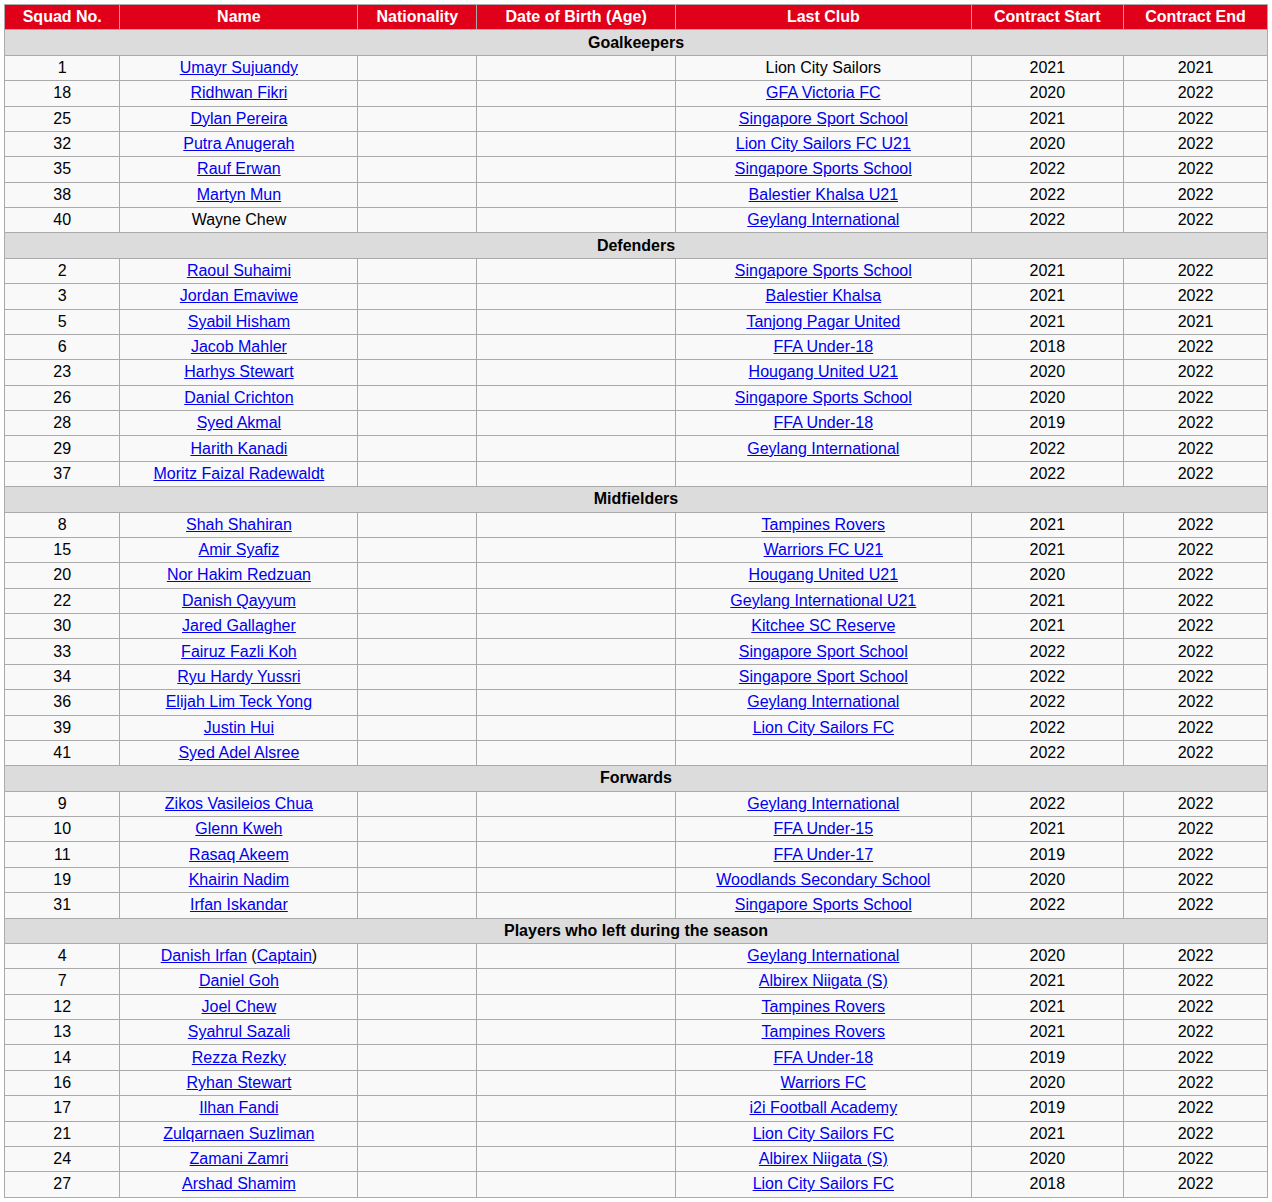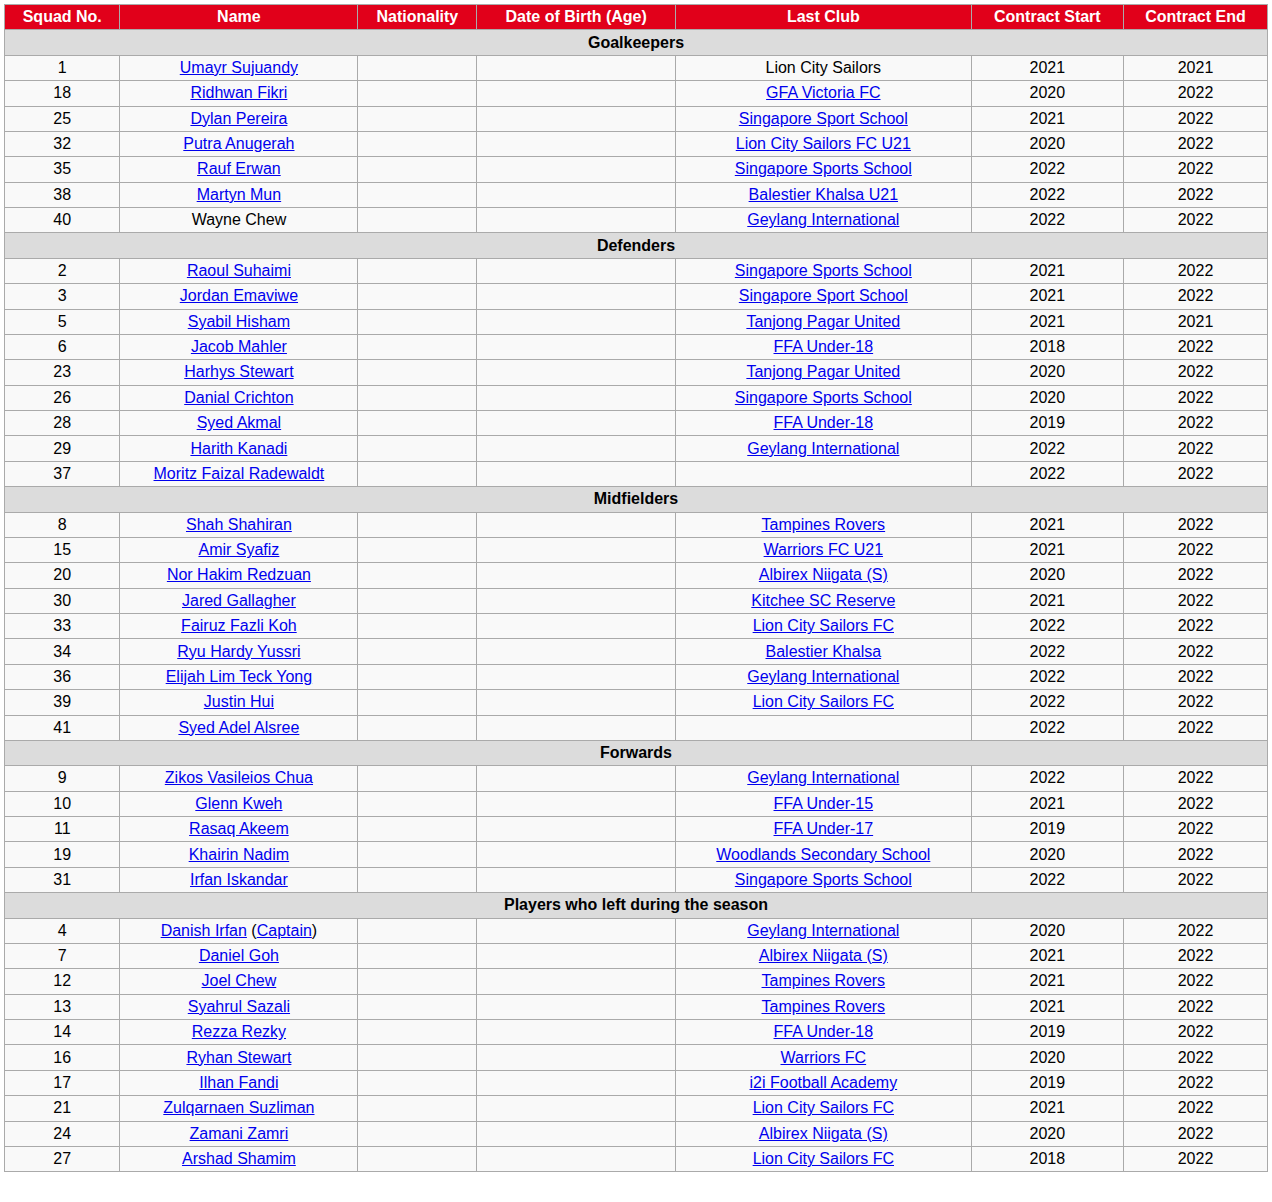(823, 296) Balestier Khalsa -> (823, 296) Singapore Sport School
(823, 372) Hougang United U21 -> (823, 372) Tanjong Pagar United
(823, 575) Hougang United U21 -> (823, 575) Albirex Niigata (S)
- row: (239, 600)
(823, 651) Singapore Sport School -> (823, 626) Lion City Sailors FC
(823, 676) Singapore Sport School -> (823, 651) Balestier Khalsa
